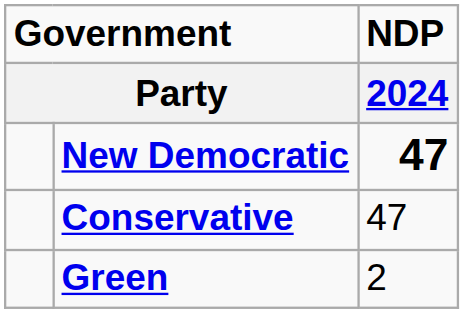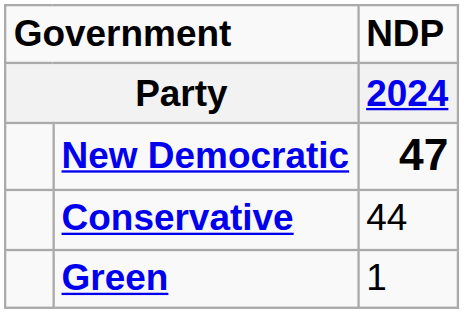(387, 218) 47 -> (387, 218) 44
(376, 277) 2 -> (376, 277) 1
